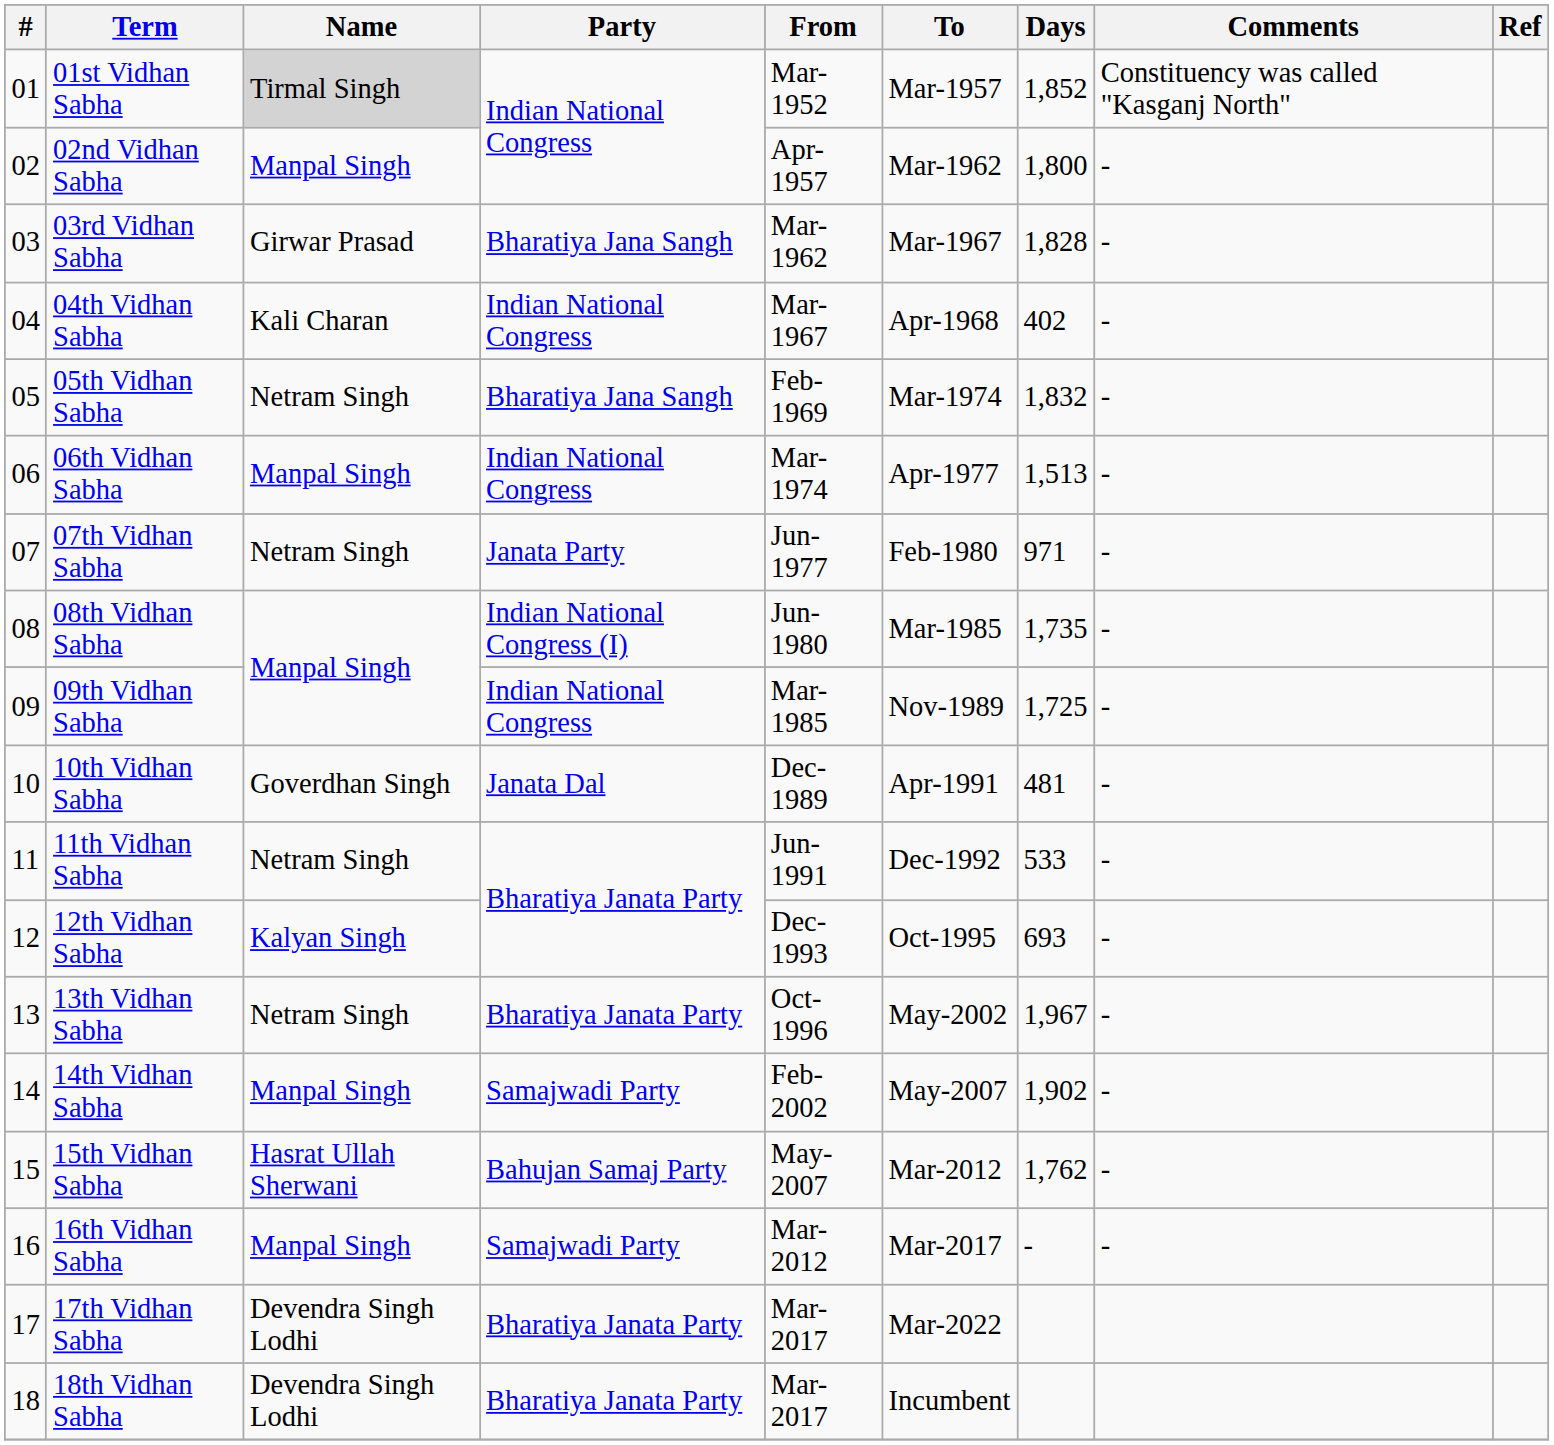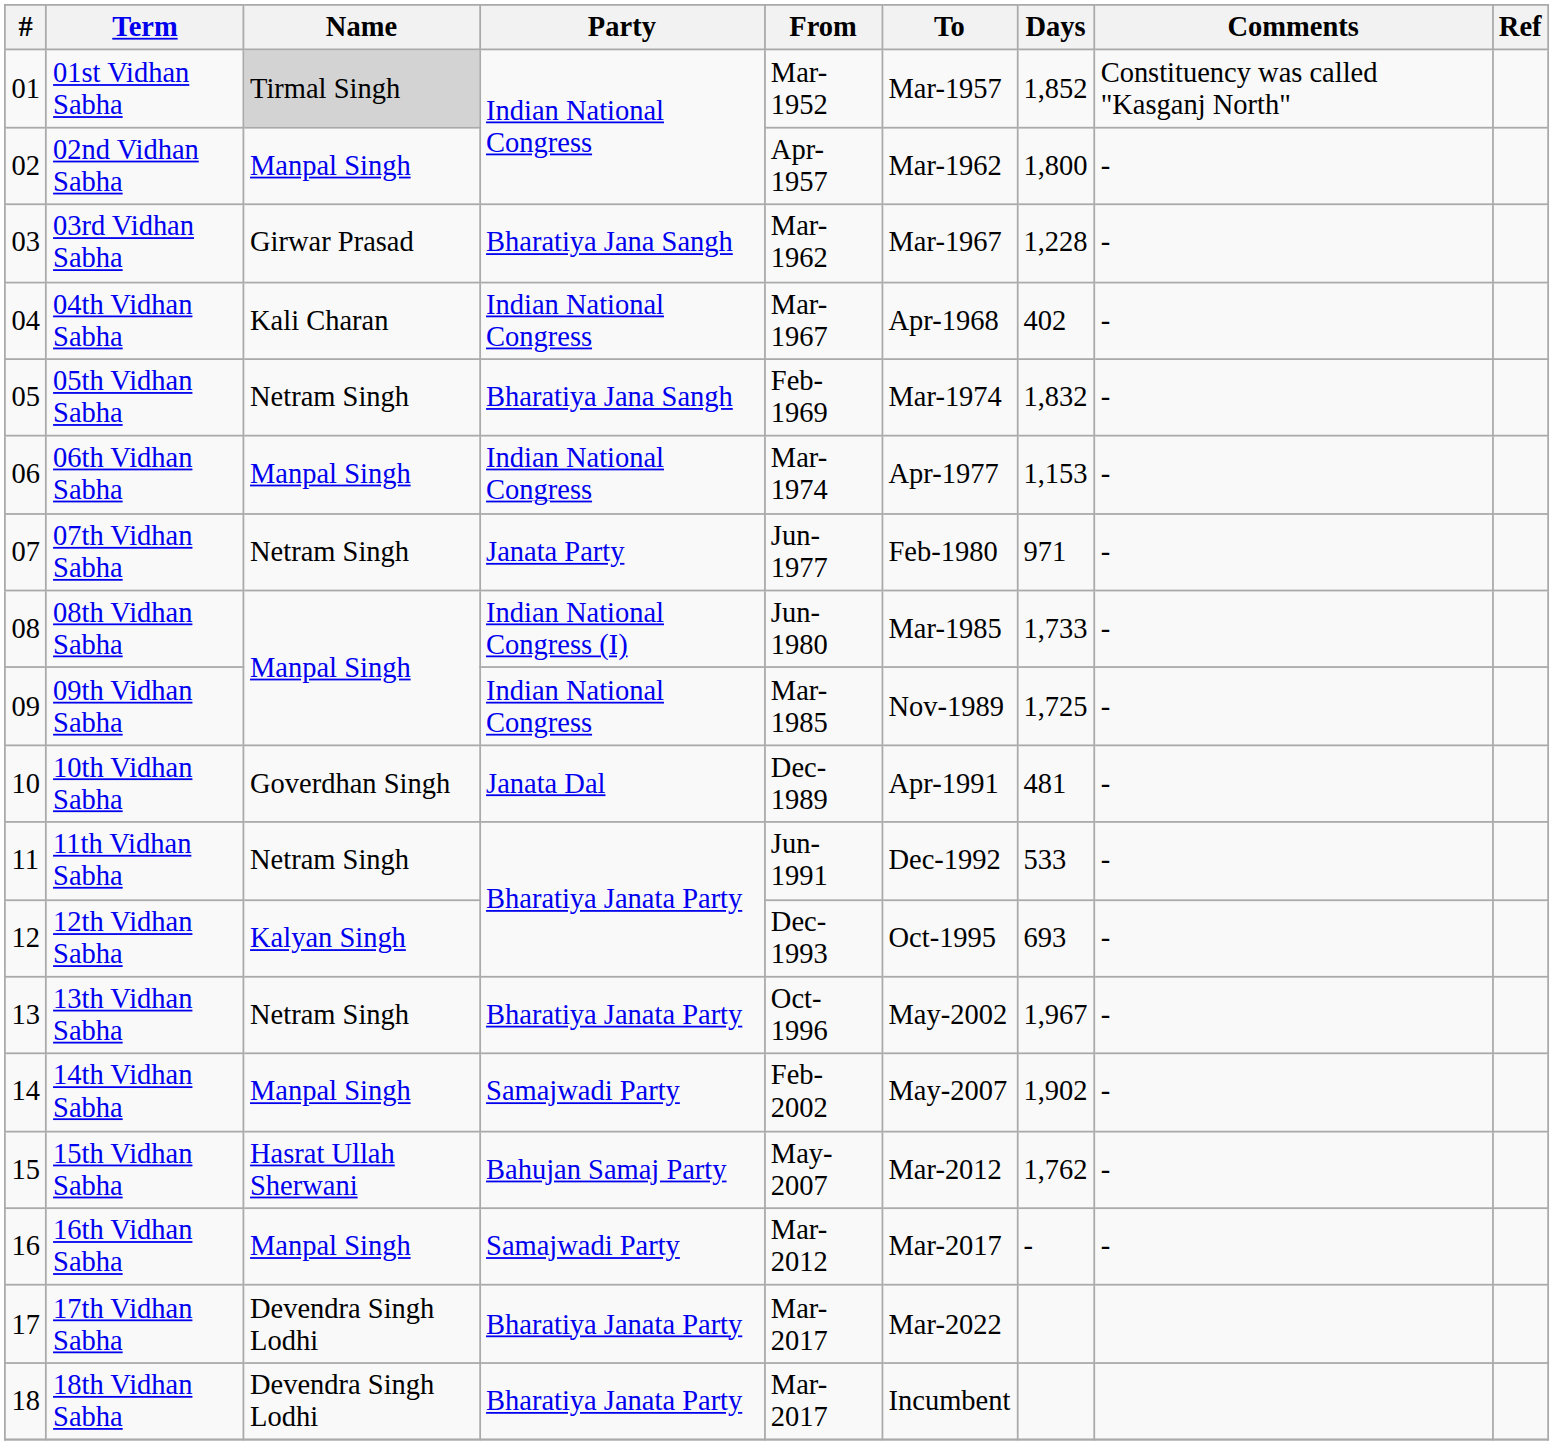(1055, 242) 1,828 -> (1055, 242) 1,228
(1055, 474) 1,513 -> (1055, 474) 1,153
(1055, 628) 1,735 -> (1055, 628) 1,733
